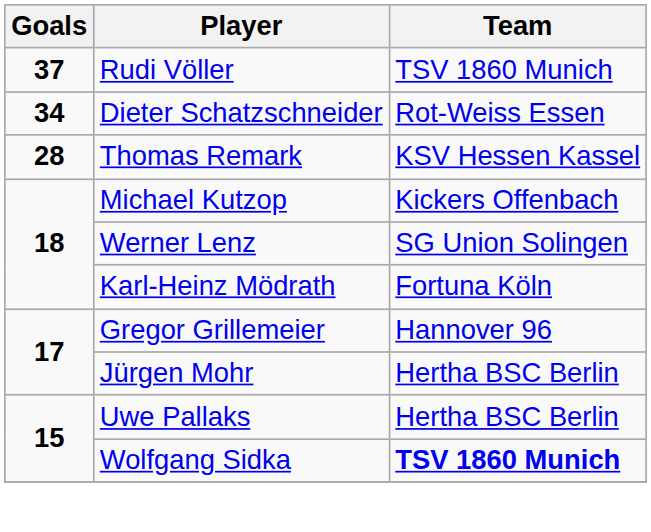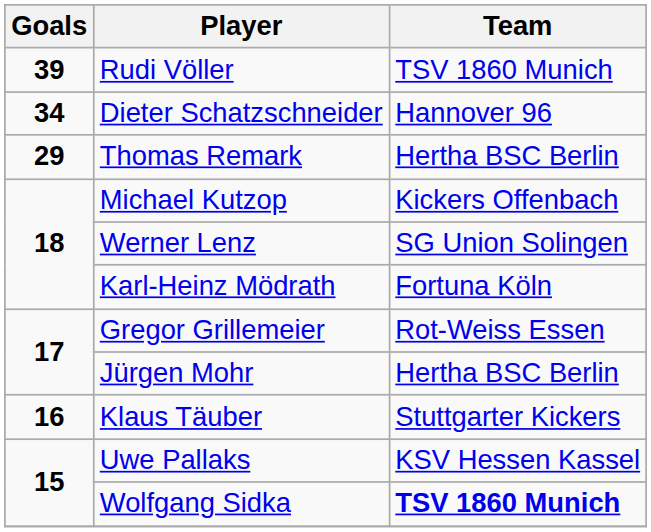(49, 69) 37 -> (49, 69) 39
(500, 112) Rot-Weiss Essen -> (474, 112) Hannover 96
(49, 156) 28 -> (49, 156) 29
(518, 156) KSV Hessen Kassel -> (507, 156) Hertha BSC Berlin
(474, 329) Hannover 96 -> (500, 329) Rot-Weiss Essen
+ row: (181, 416)
(507, 416) Hertha BSC Berlin -> (518, 460) KSV Hessen Kassel
